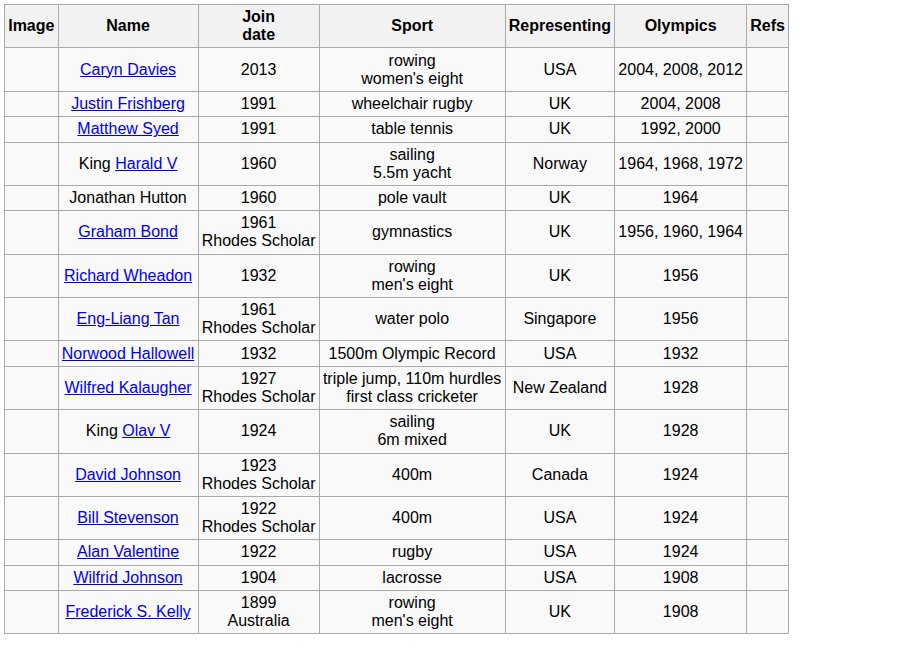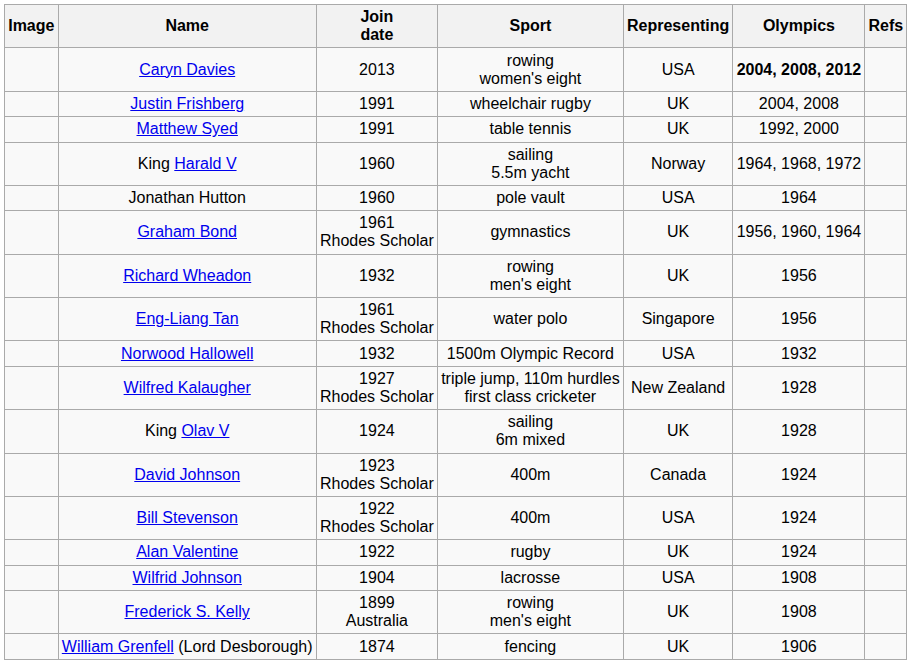(681, 69) normal -> (799, 69) bold
(560, 198) UK -> (678, 198) USA
(560, 552) USA -> (678, 552) UK
+ row: (187, 646)
